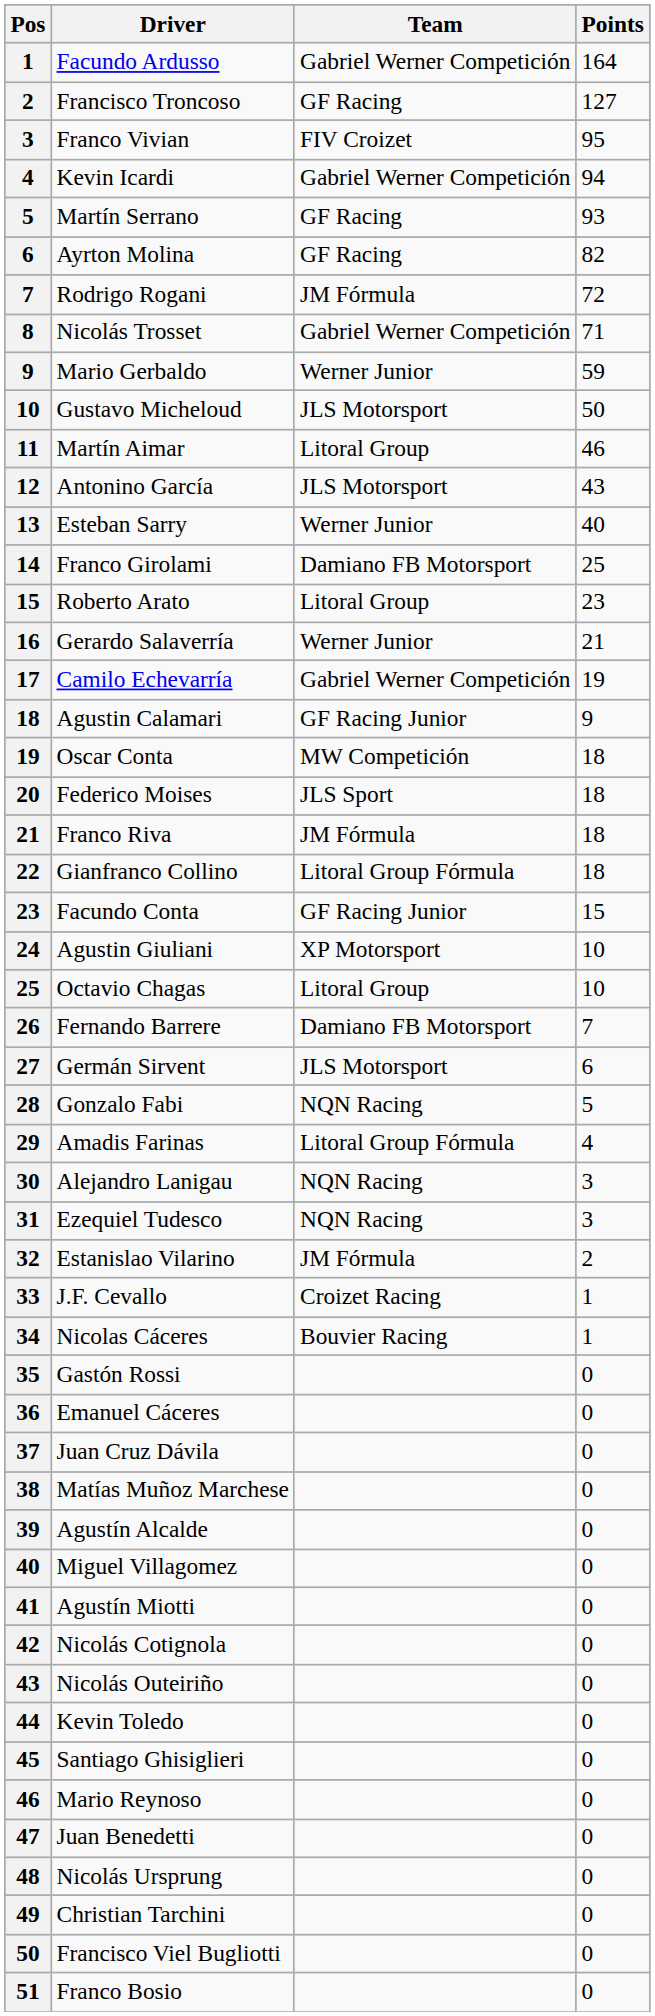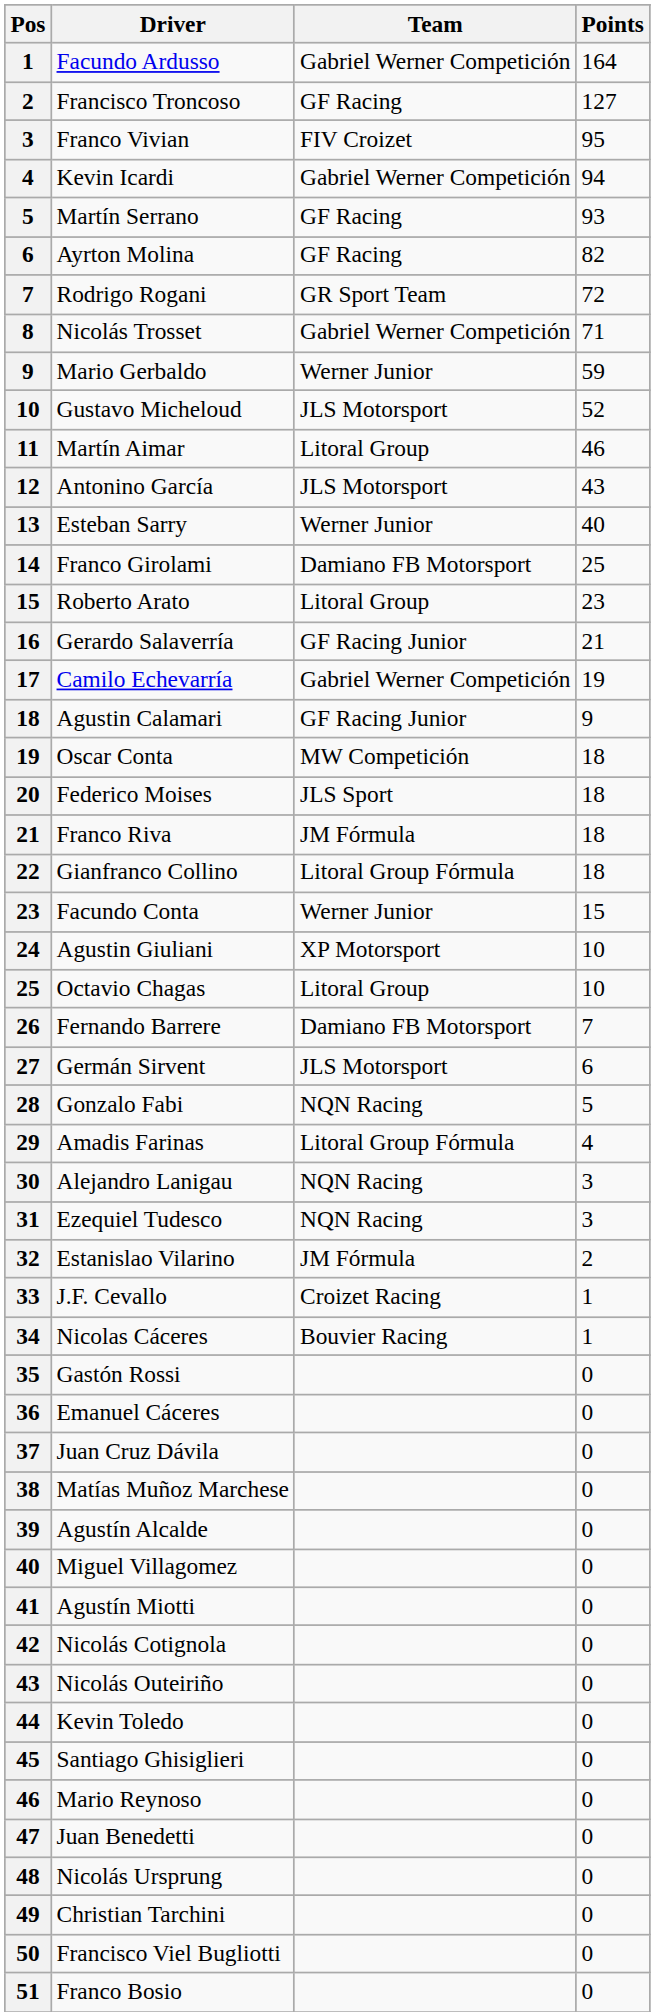(358, 293) JM Fórmula -> (373, 293) GR Sport Team
(593, 409) 50 -> (593, 409) 52
(366, 640) Werner Junior -> (383, 640) GF Racing Junior
(383, 911) GF Racing Junior -> (366, 911) Werner Junior
